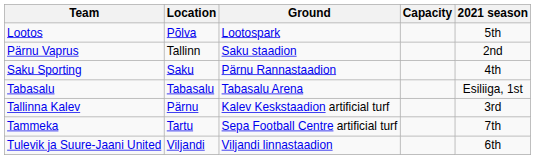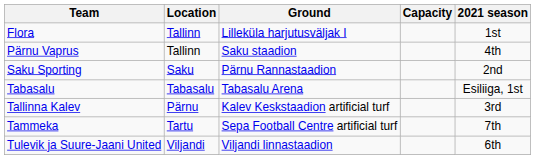+ row: (21, 32)
- row: (25, 32)
(493, 51) 2nd -> (493, 51) 4th
(493, 70) 4th -> (493, 70) 2nd
